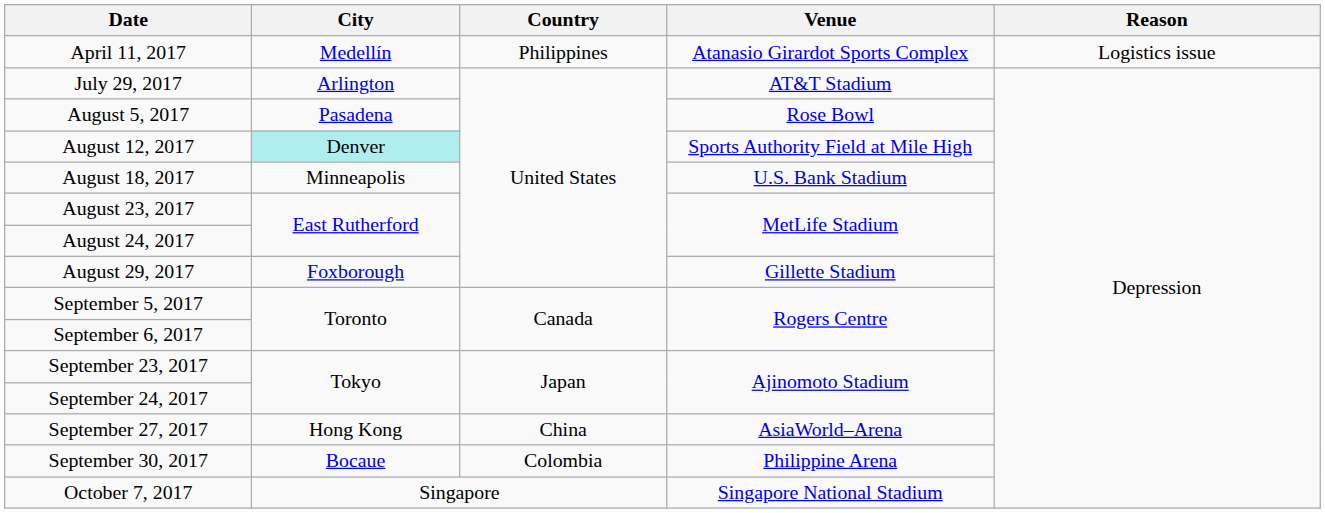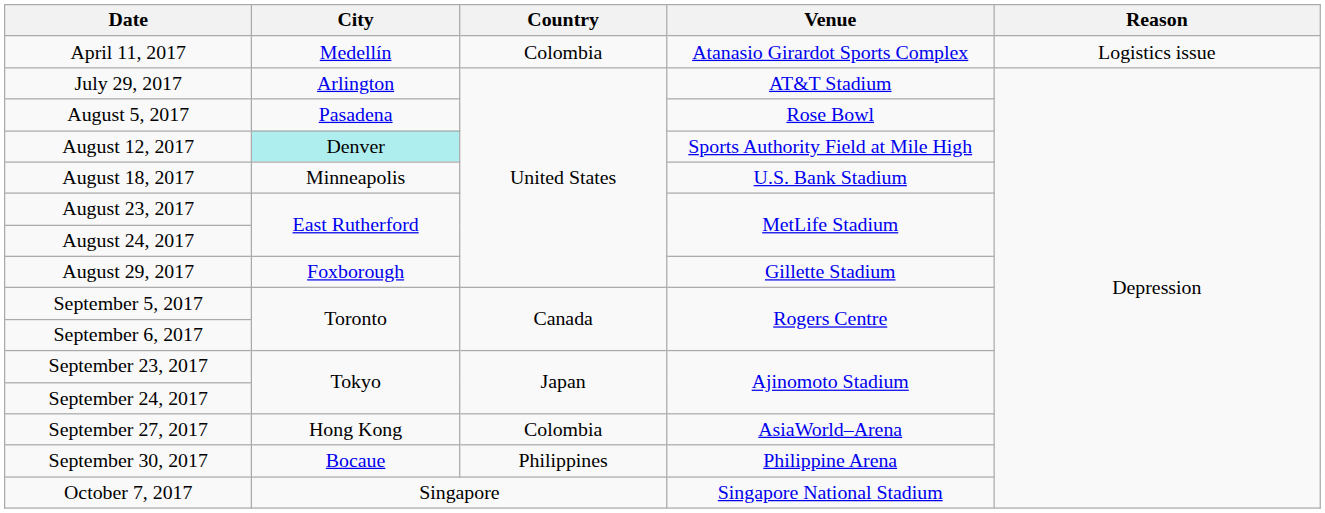(563, 51) Philippines -> (563, 51) Colombia
(563, 429) China -> (563, 429) Colombia
(563, 460) Colombia -> (563, 460) Philippines
